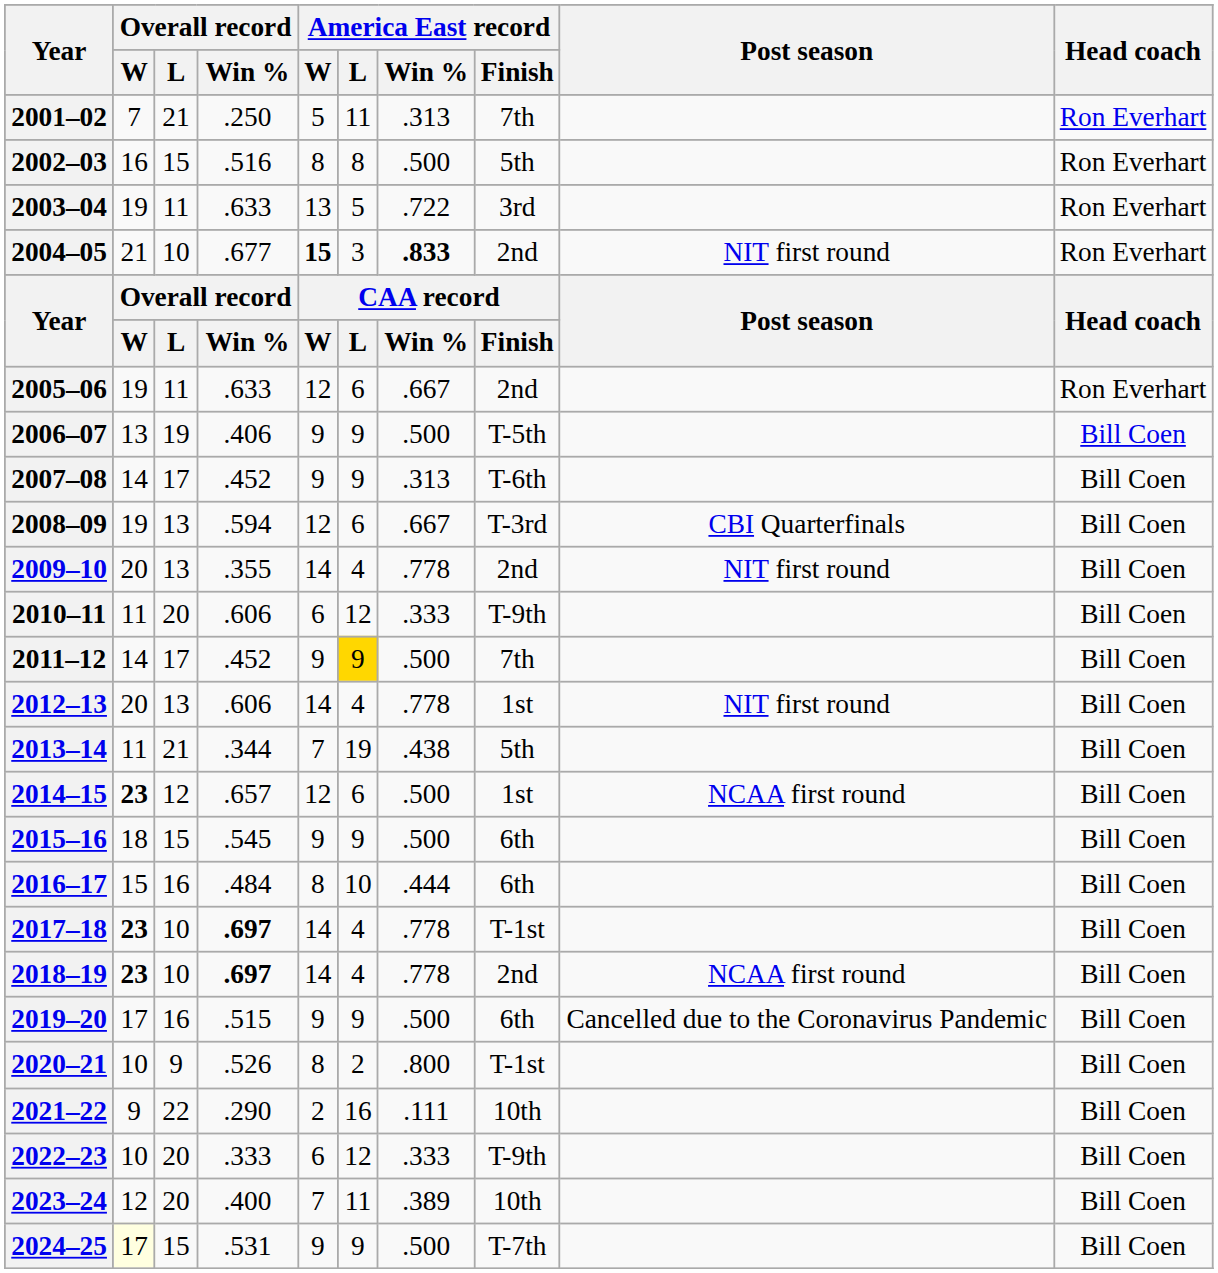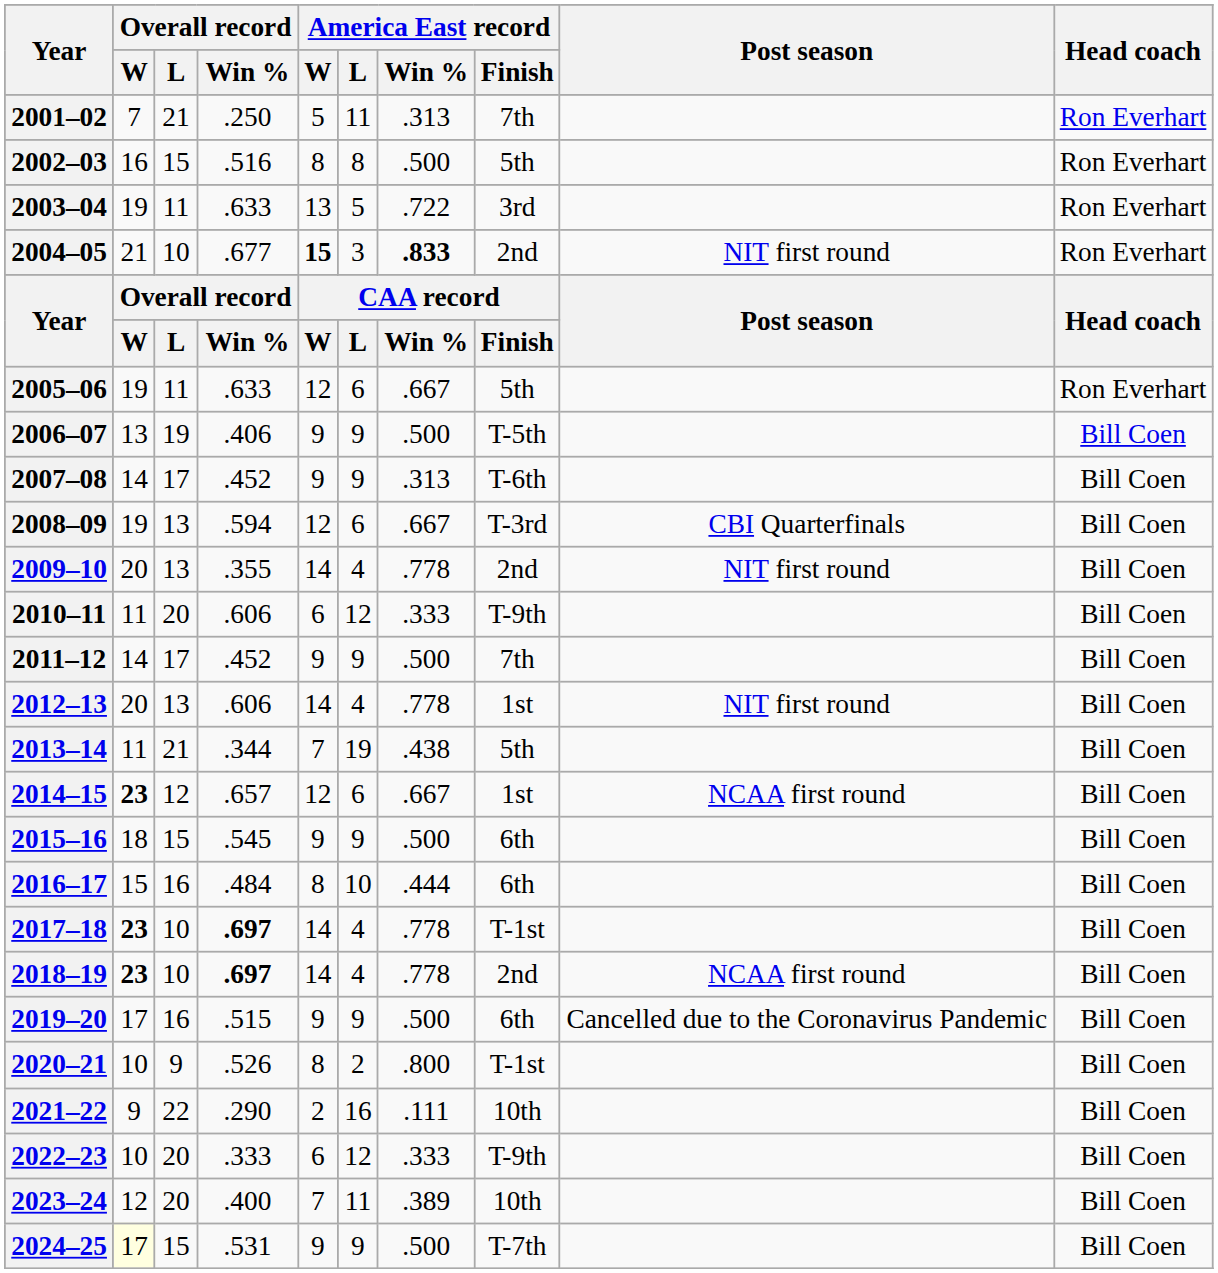(517, 388) 2nd -> (517, 388) 5th
(358, 658) gold background -> (358, 658) no background
(426, 794) .500 -> (426, 794) .667
